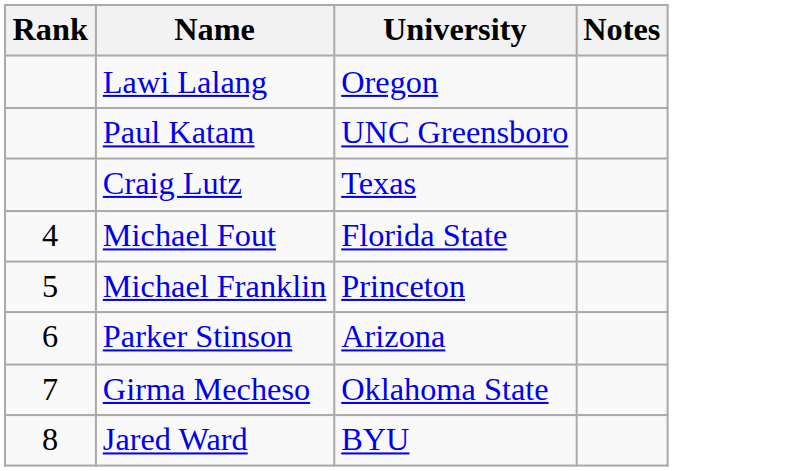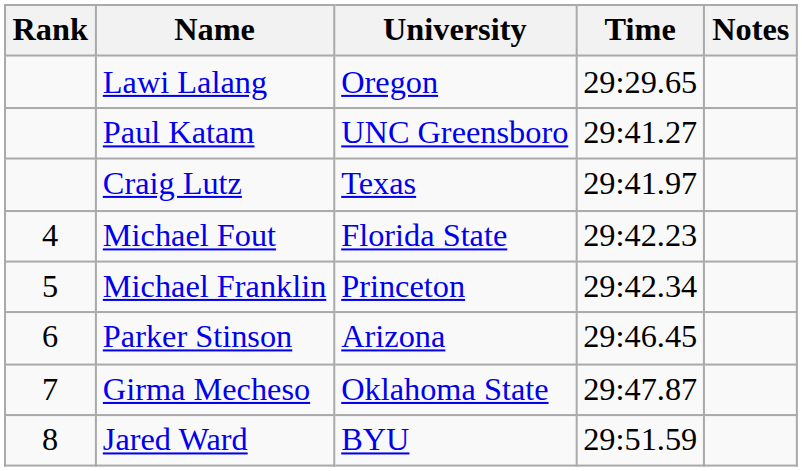+ column: (640, 30)
